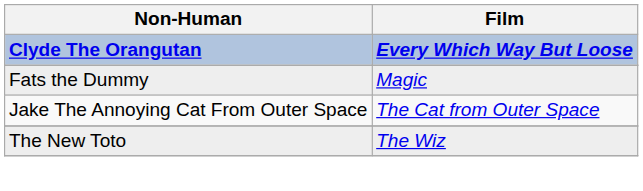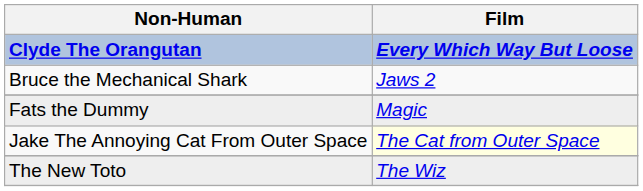+ row: (128, 79)
(488, 110) no background -> (488, 140) lightyellow background
